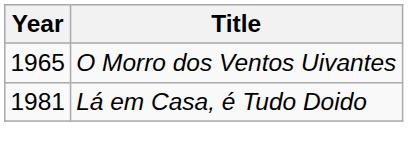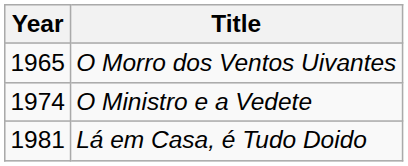+ row: (194, 101)
